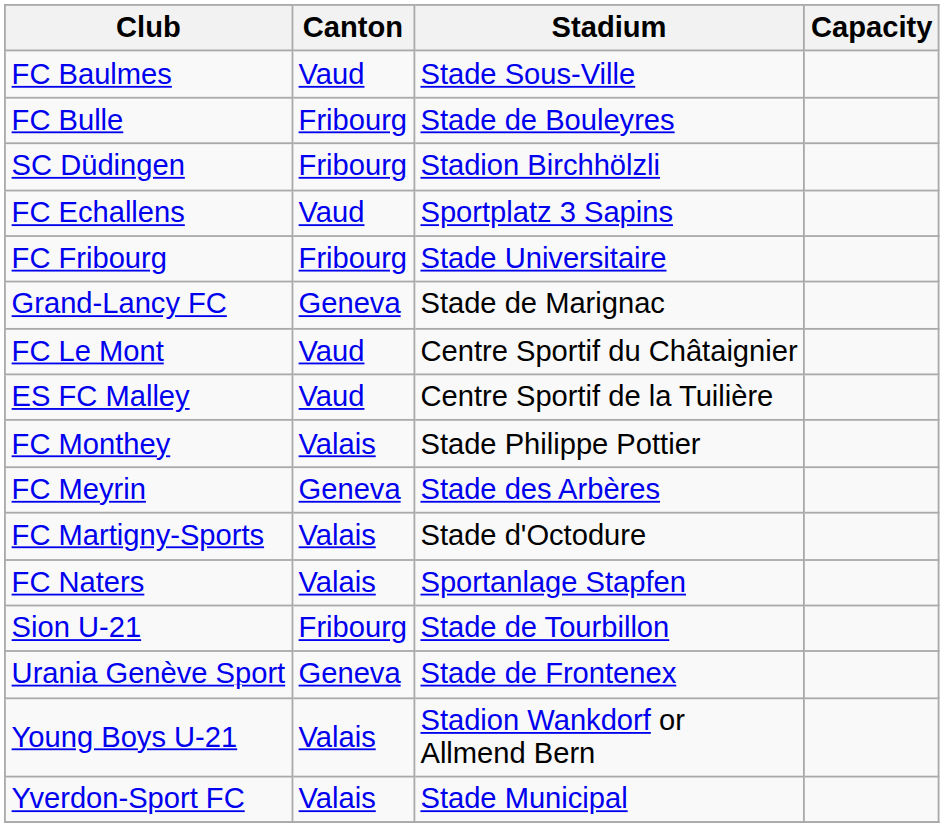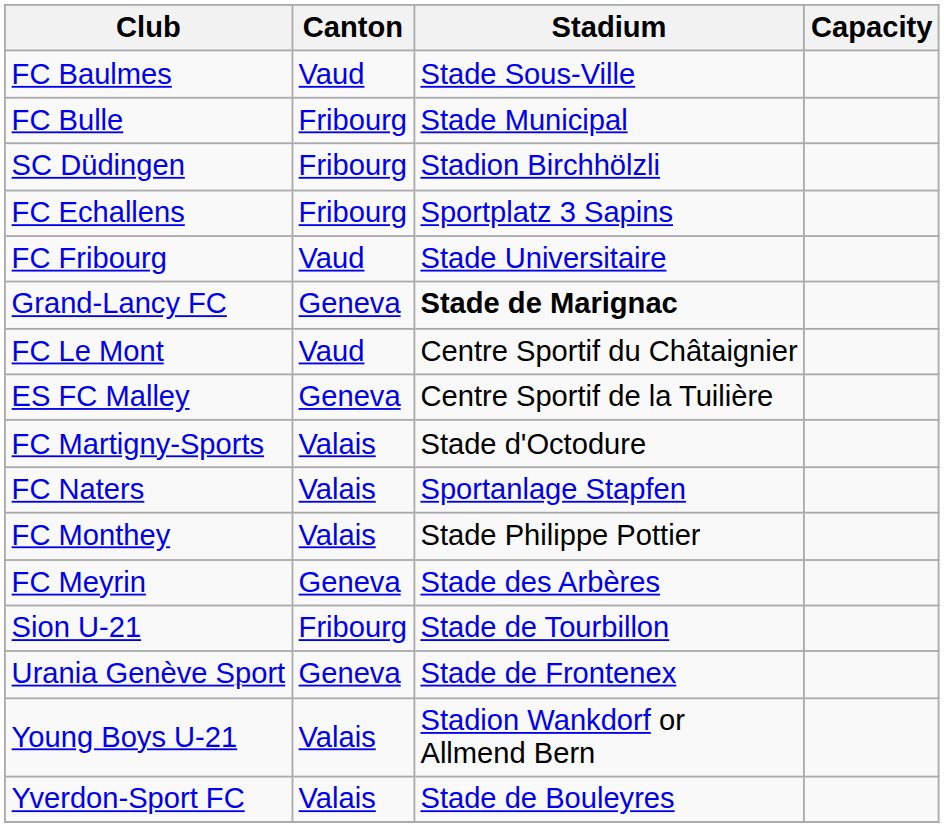(548, 119) Stade de Bouleyres -> (524, 119) Stade Municipal
(332, 212) Vaud -> (353, 212) Fribourg
(353, 258) Fribourg -> (332, 258) Vaud
(543, 304) normal -> (549, 304) bold
(332, 397) Vaud -> (350, 397) Geneva
rows swapped: (138, 535) <-> (91, 443)
rows swapped: (79, 489) <-> (78, 581)
(524, 799) Stade Municipal -> (548, 799) Stade de Bouleyres
